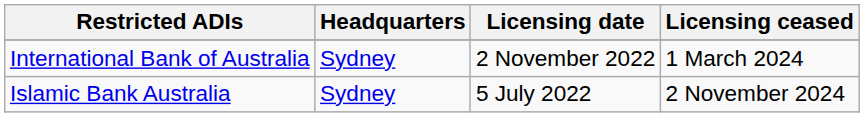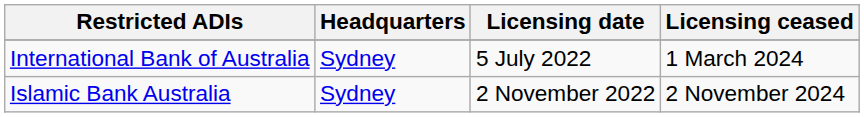(566, 58) 2 November 2022 -> (534, 58) 5 July 2022
(534, 93) 5 July 2022 -> (566, 93) 2 November 2022
